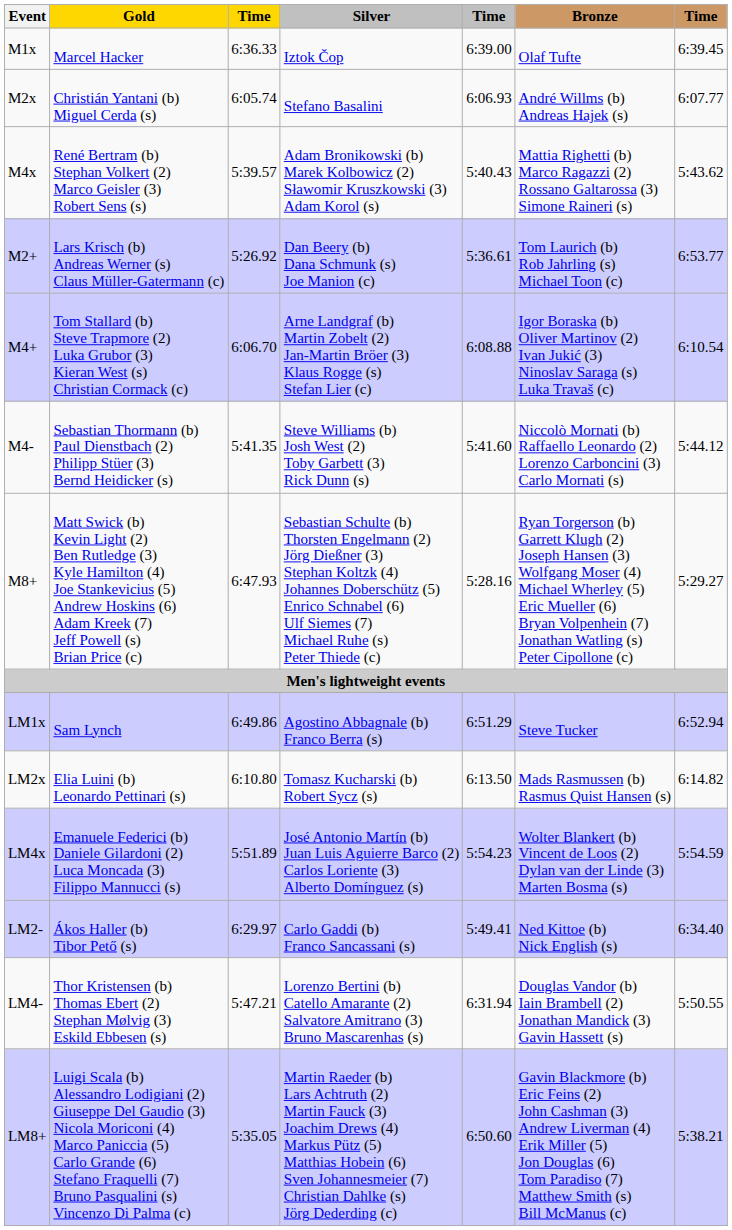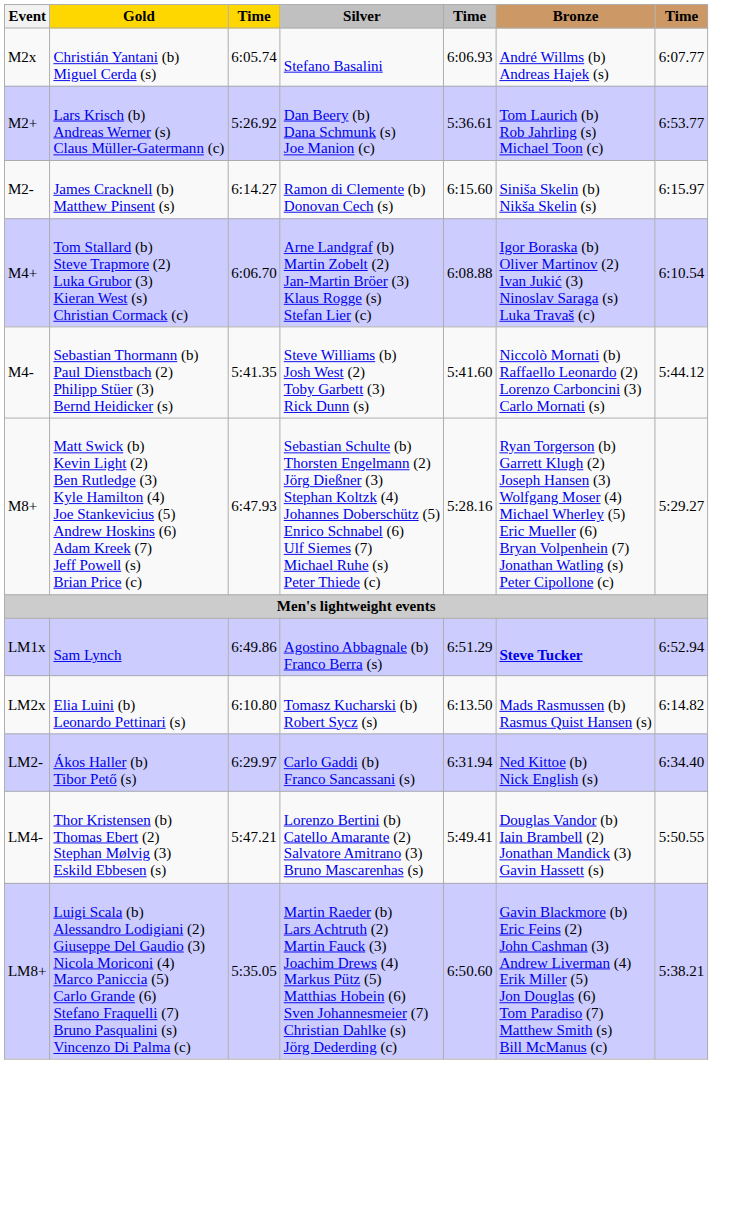- row: (22, 48)
- row: (22, 172)
+ row: (21, 189)
(558, 730) normal -> (541, 655) bold
- row: (27, 854)
(489, 928) 5:49.41 -> (470, 762) 6:31.94
(489, 1003) 6:31.94 -> (470, 837) 5:49.41
